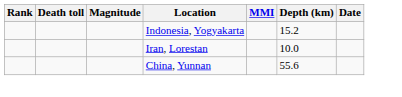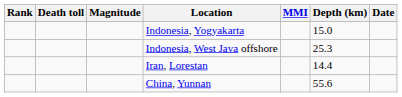(289, 30) 15.2 -> (323, 30) 15.0
+ row: (212, 48)
(289, 48) 10.0 -> (323, 65) 14.4
